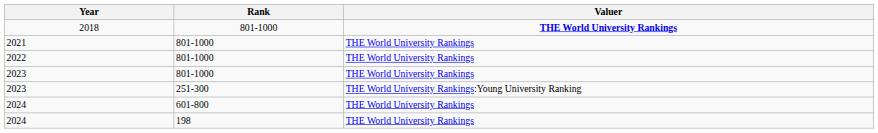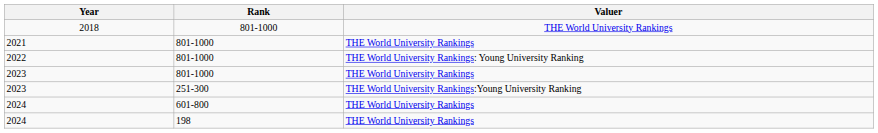(608, 27) bold -> (608, 27) normal
(410, 58) THE World University Rankings -> (465, 58) THE World University Rankings: Young University Ranking
